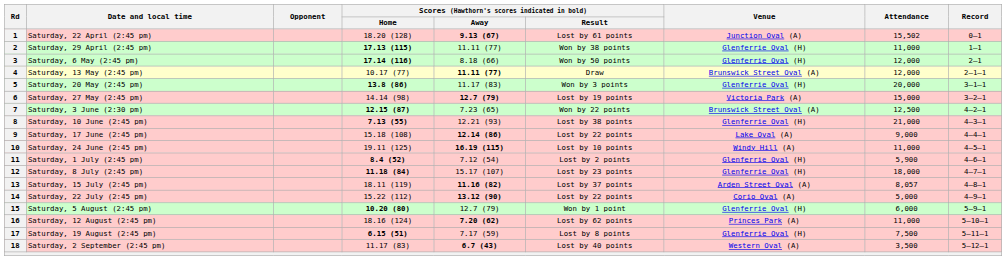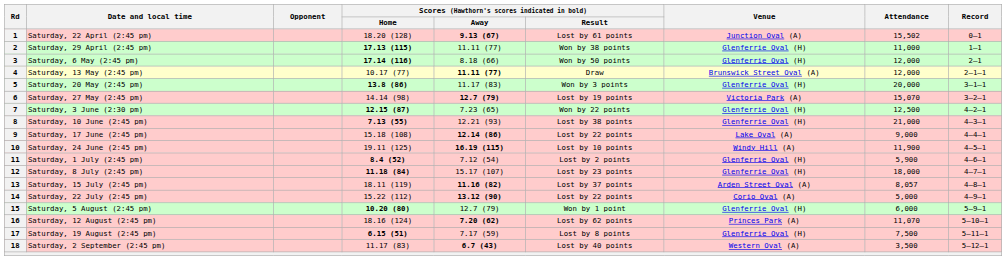(907, 97) 15,000 -> (907, 97) 15,070
(764, 109) Brunswick Street Oval (A) -> (764, 109) Glenferrie Oval (H)
(907, 146) 11,000 -> (907, 146) 11,900
(907, 221) 11,000 -> (907, 221) 11,070
